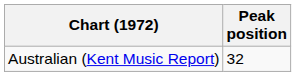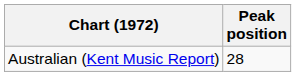(235, 58) 32 -> (235, 58) 28
